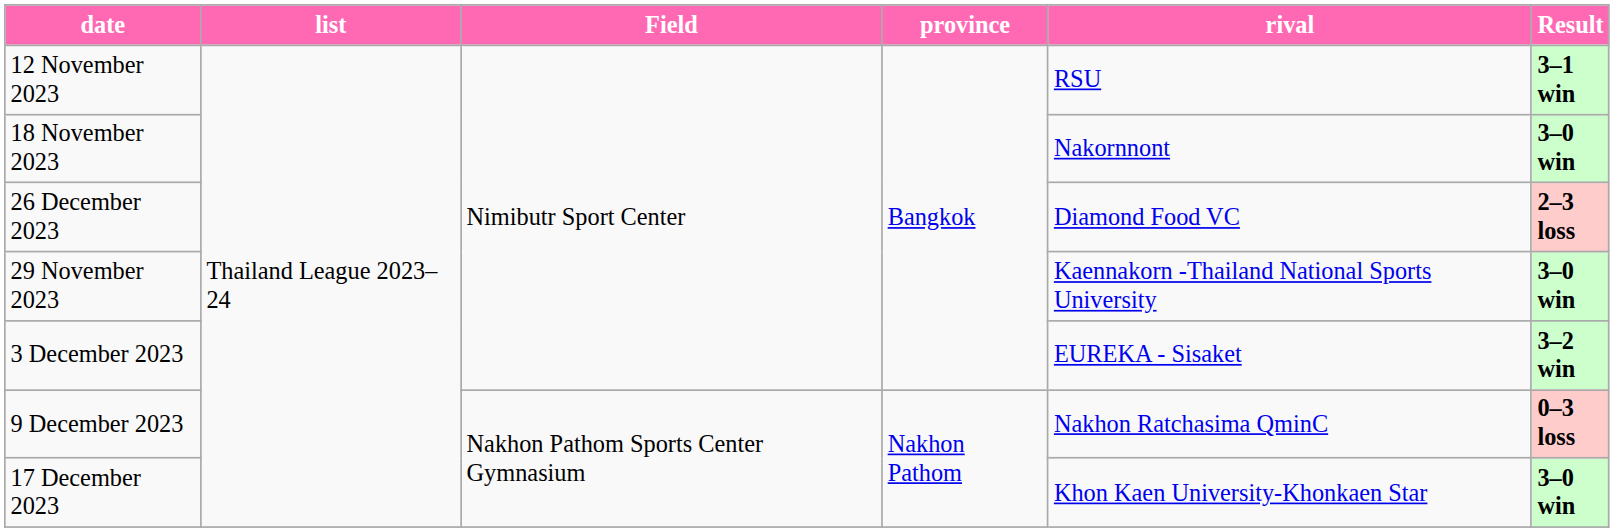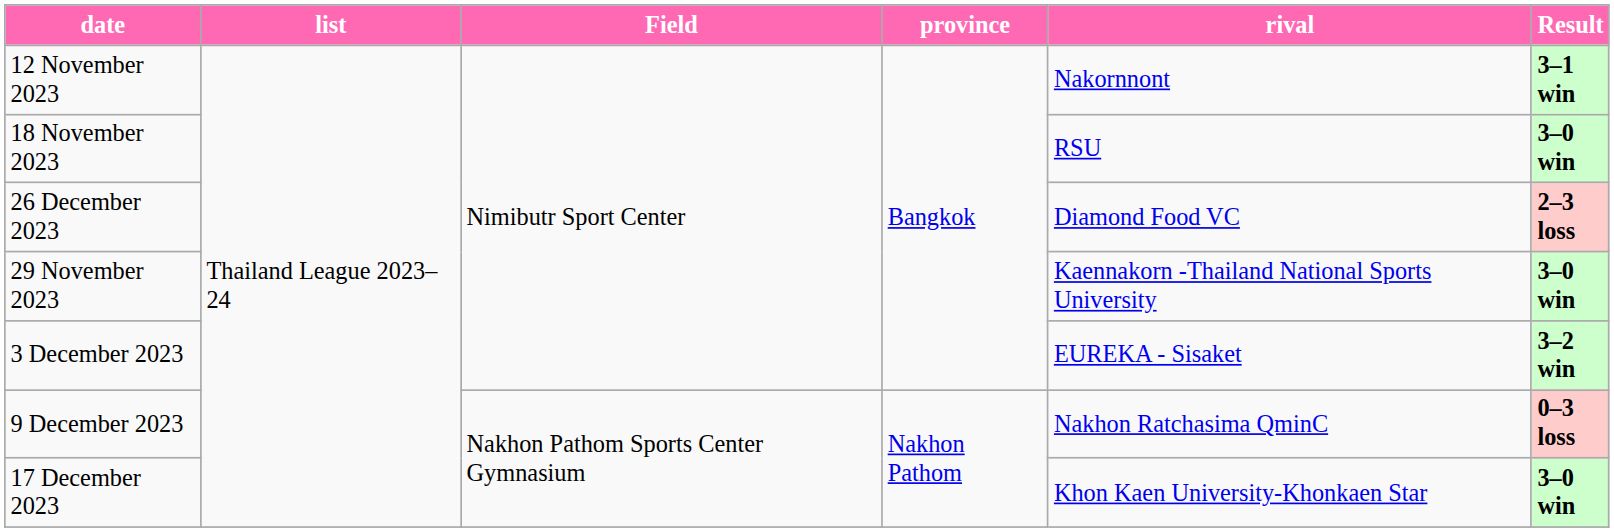(1078, 79) RSU -> (1112, 79) Nakornnont
(1112, 148) Nakornnont -> (1078, 148) RSU
